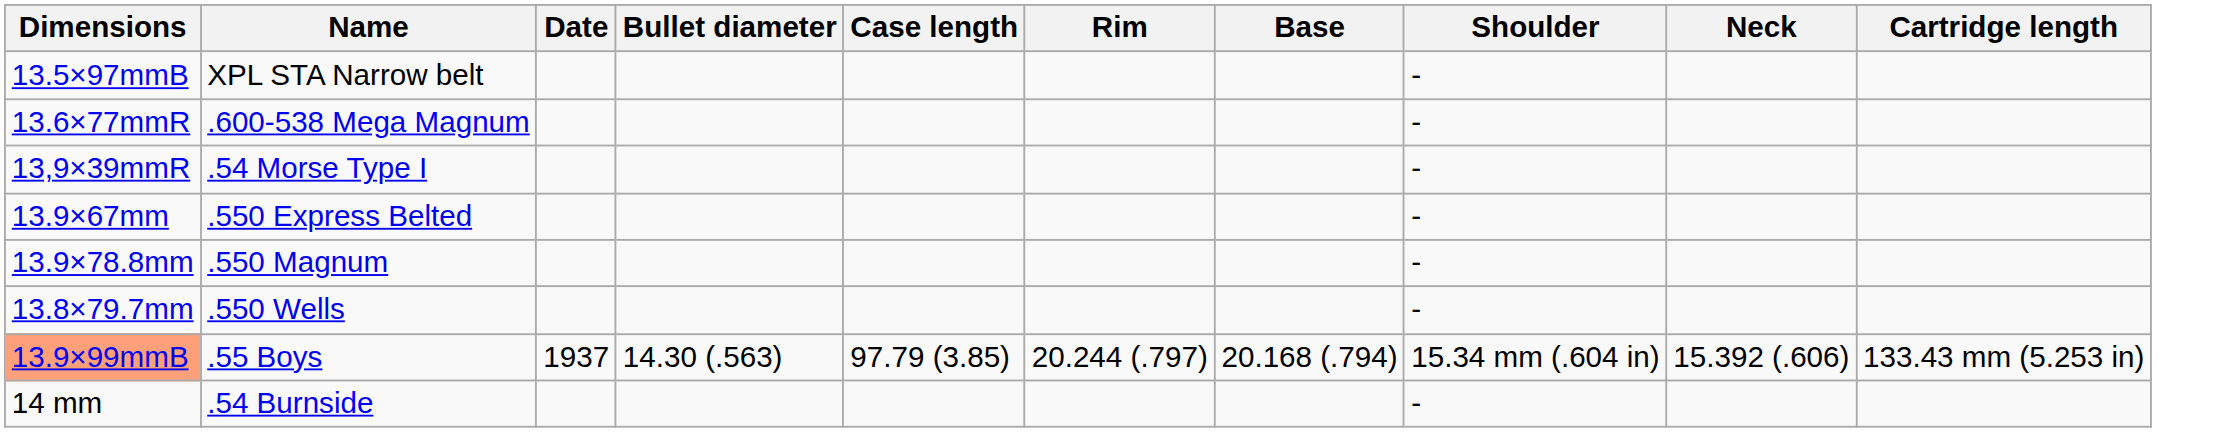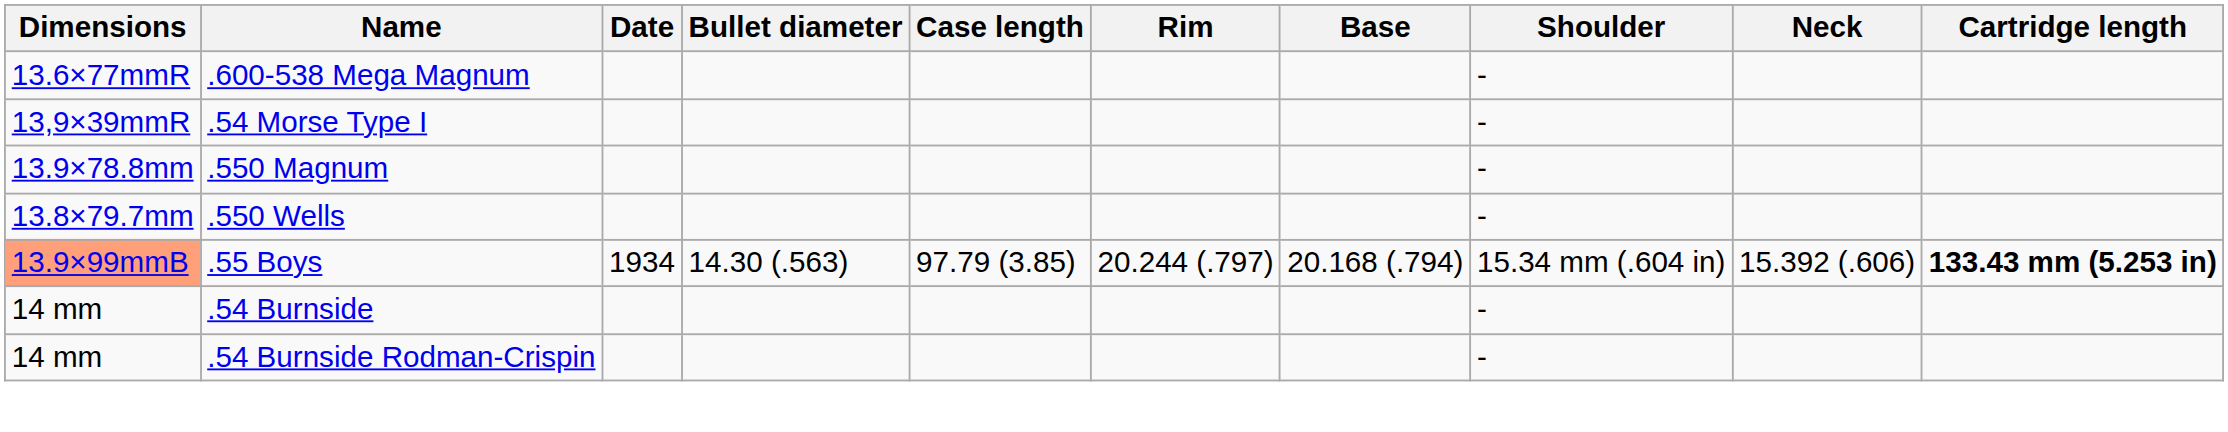- row: (345, 74)
- row: (340, 215)
(576, 356) 1937 -> (642, 262) 1934
(2004, 356) normal -> (2073, 262) bold
+ row: (401, 356)
